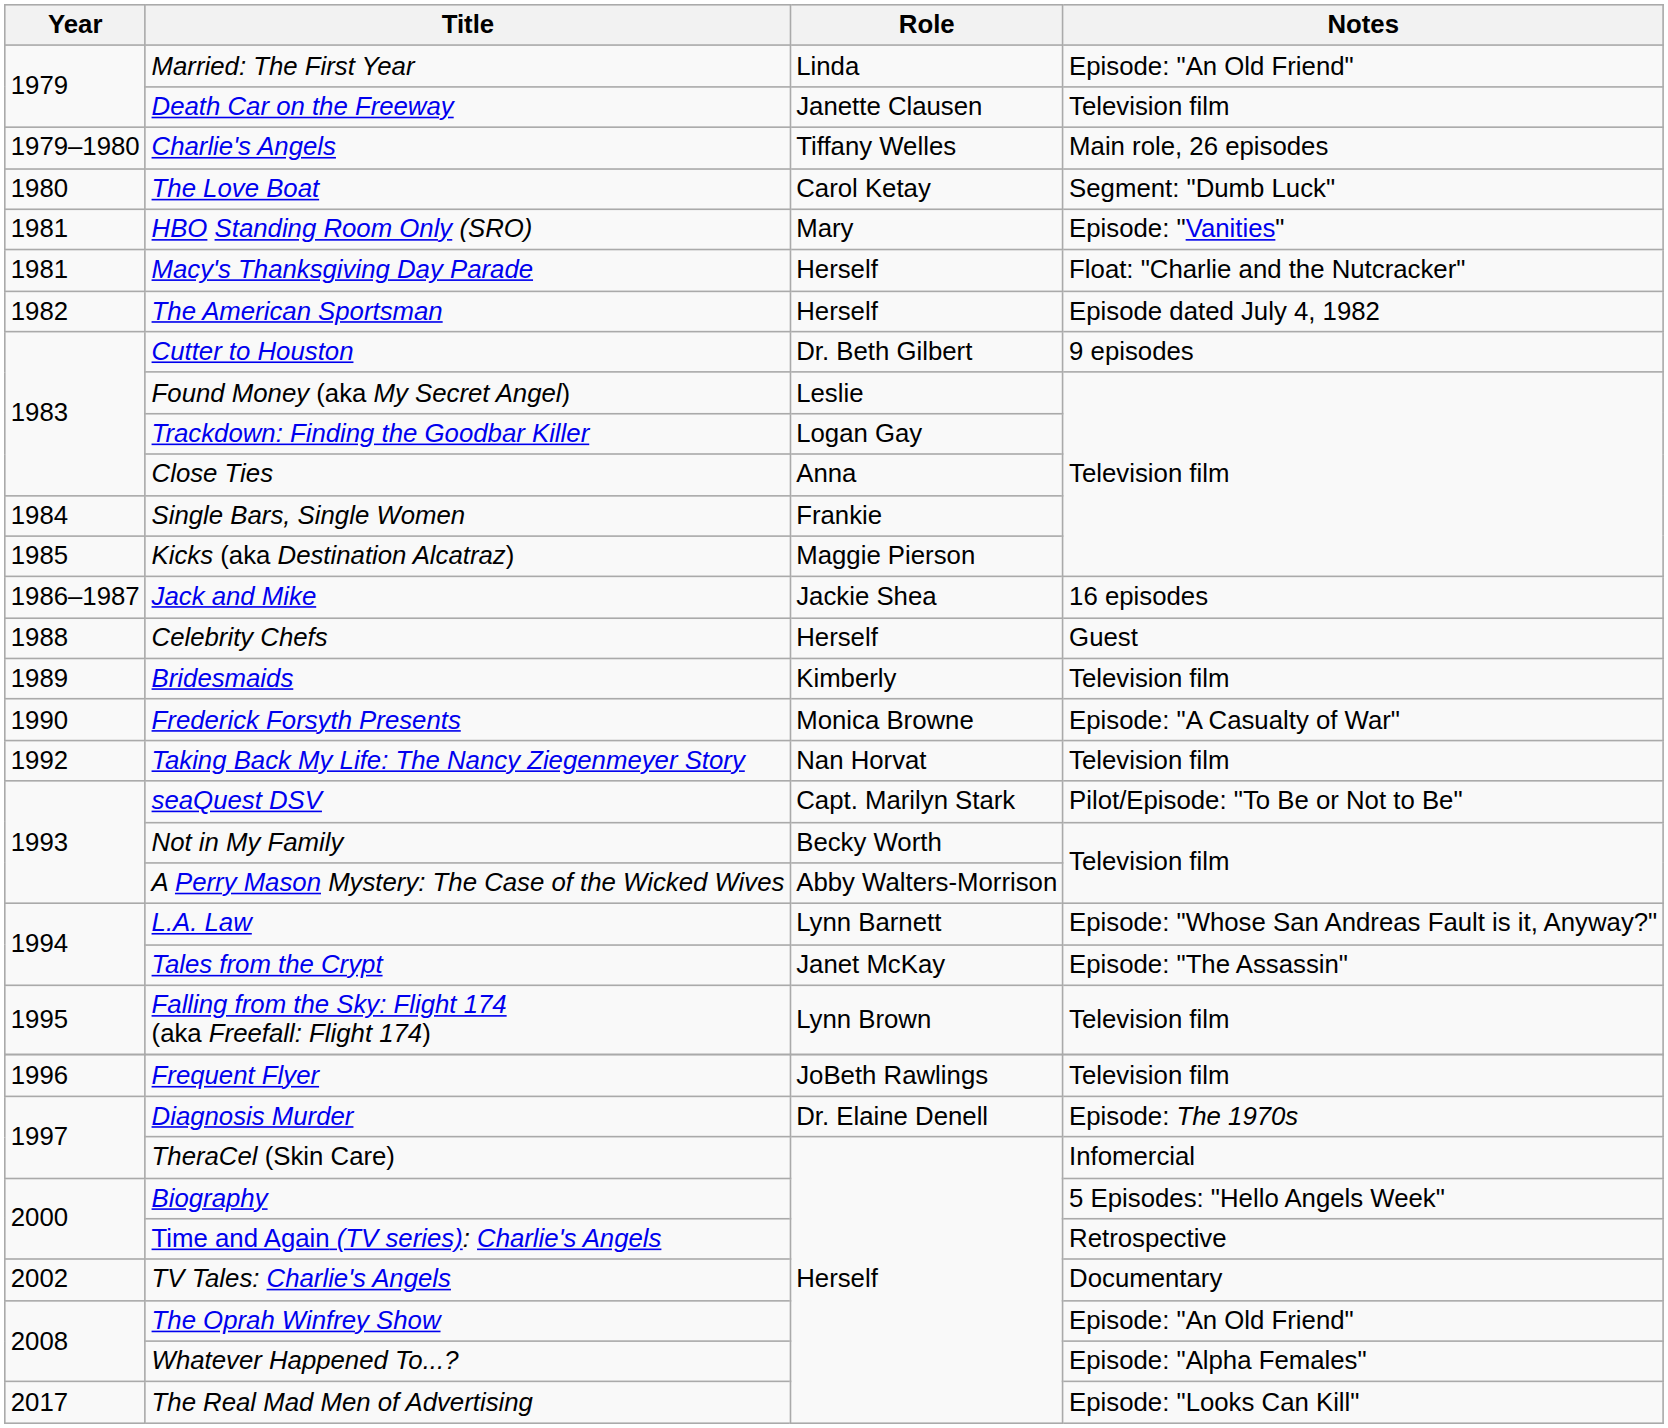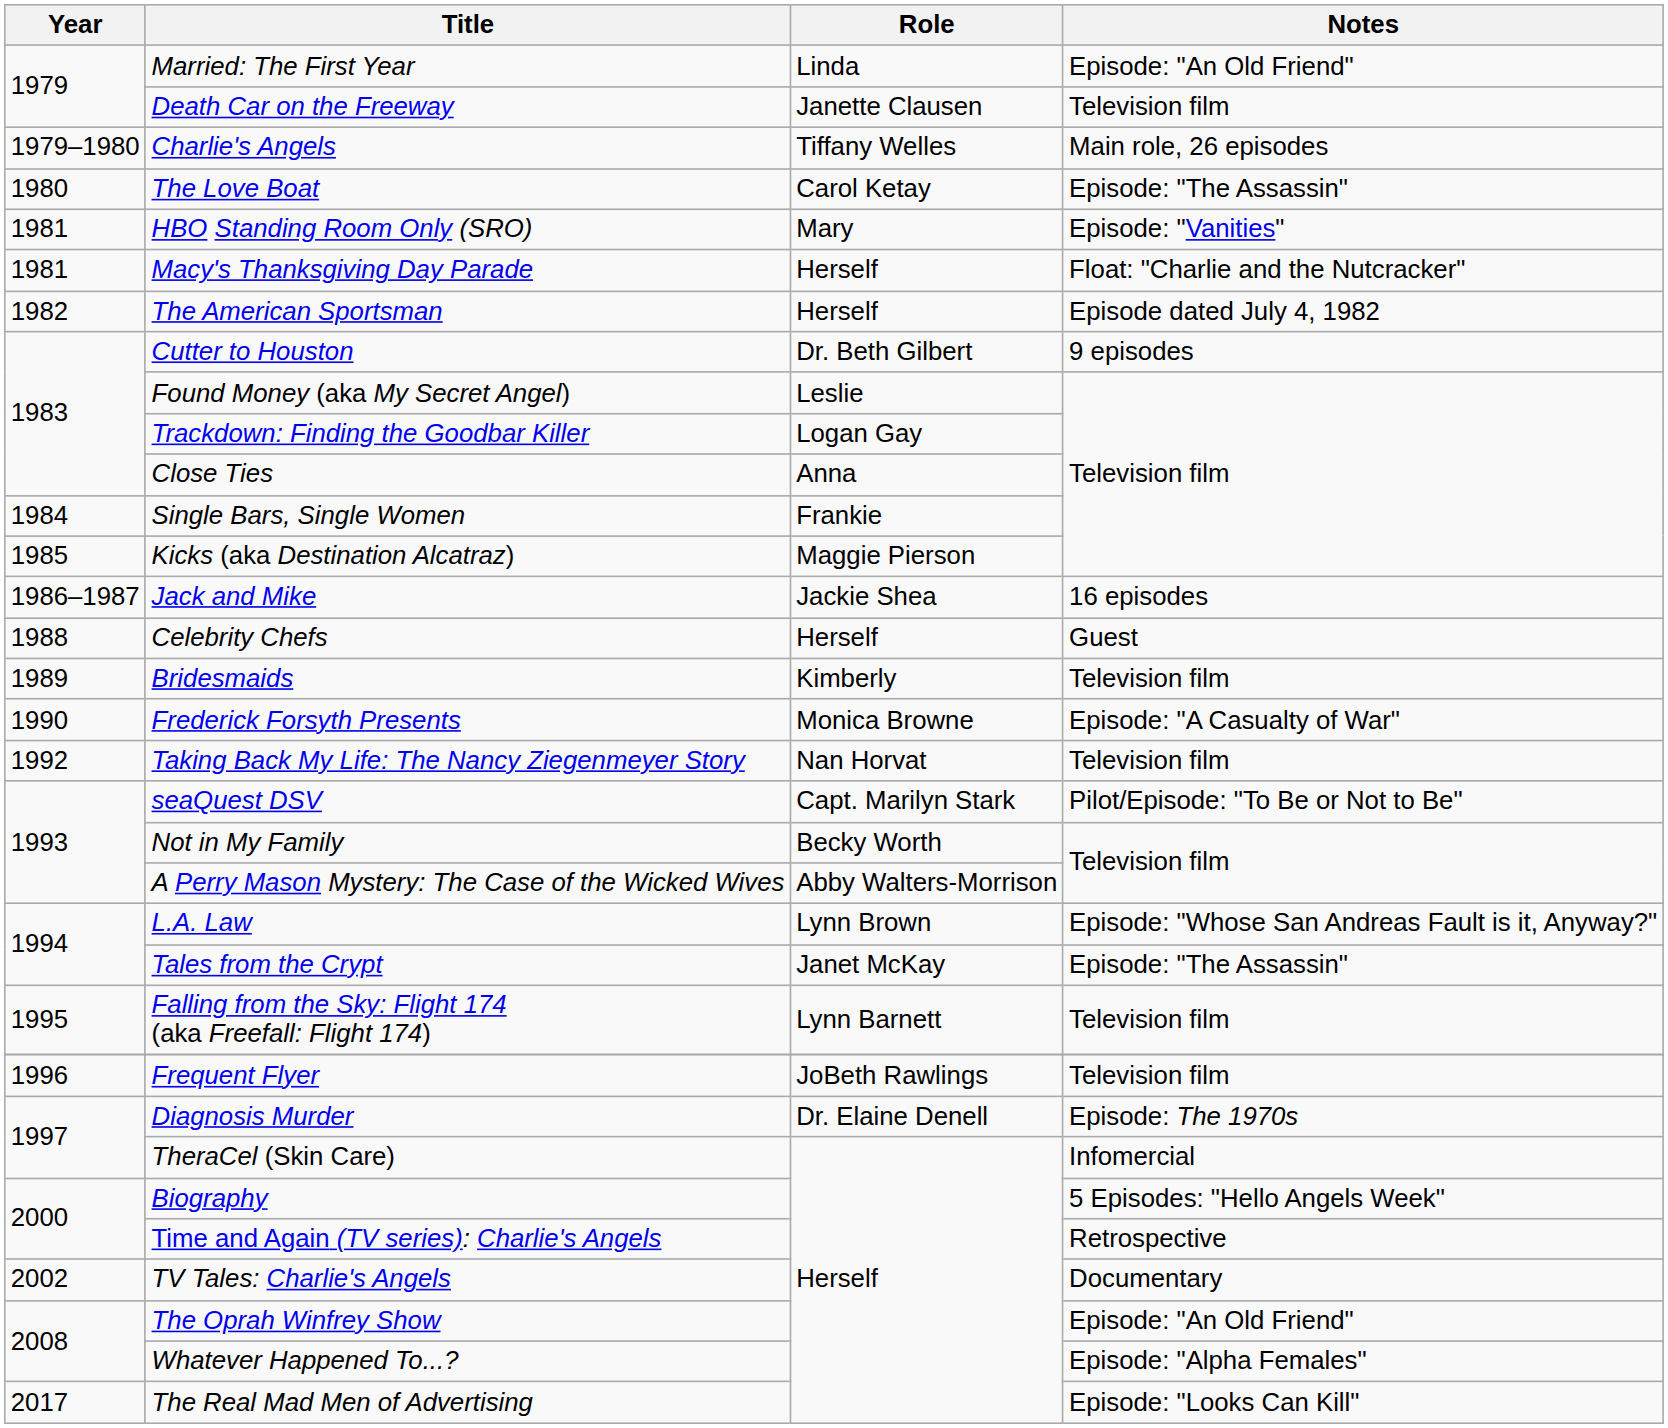(1202, 188) Segment: "Dumb Luck" -> (1209, 188) Episode: "The Assassin"
(869, 923) Lynn Barnett -> (864, 923) Lynn Brown
(864, 1019) Lynn Brown -> (869, 1019) Lynn Barnett
